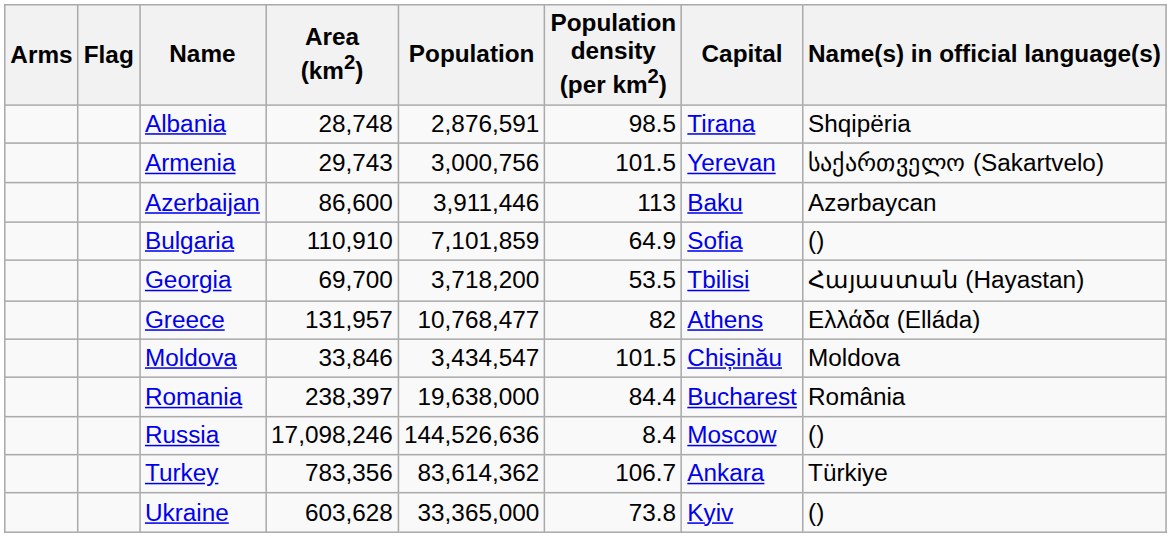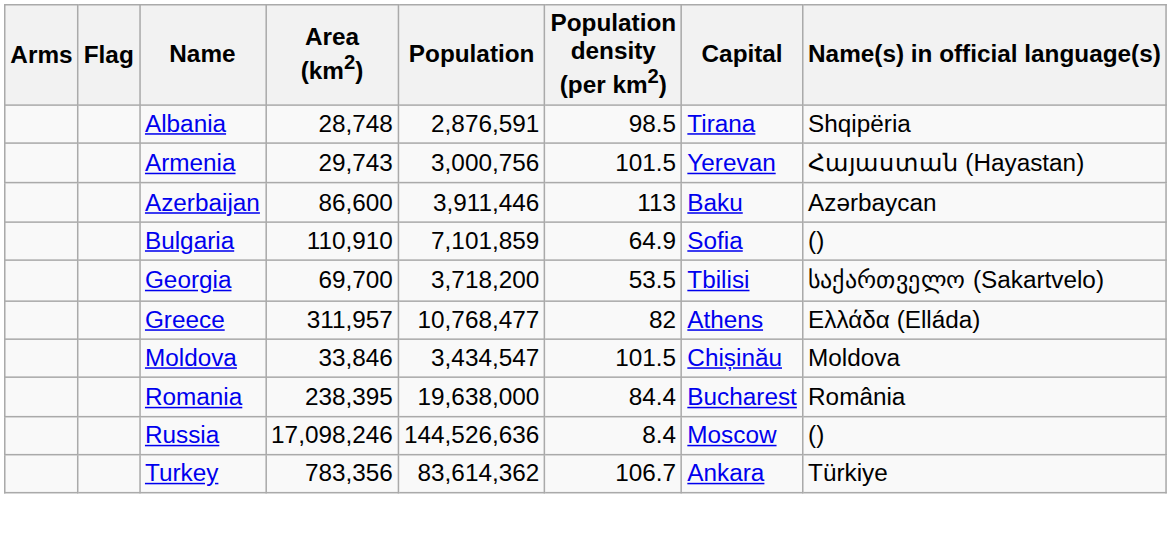(956, 163) საქართველო (Sakartvelo) -> (946, 163) Հայաստան (Hayastan)
(946, 280) Հայաստան (Hayastan) -> (956, 280) საქართველო (Sakartvelo)
(349, 319) 131,957 -> (350, 319) 311,957
(349, 396) 238,397 -> (349, 396) 238,395
- row: (187, 512)
